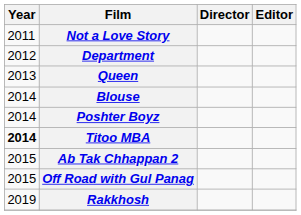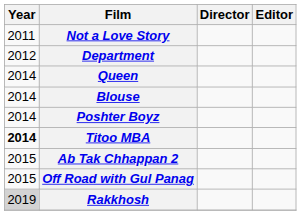(22, 76) 2013 -> (22, 76) 2014
(22, 199) no background -> (22, 199) lightgrey background
